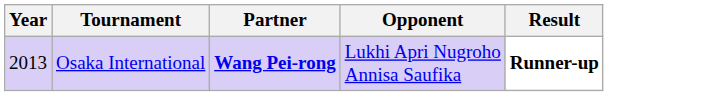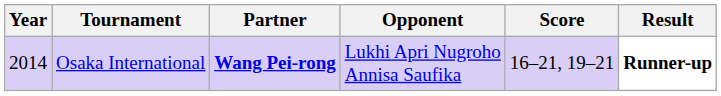+ column: (562, 20)
(28, 63) 2013 -> (28, 63) 2014
